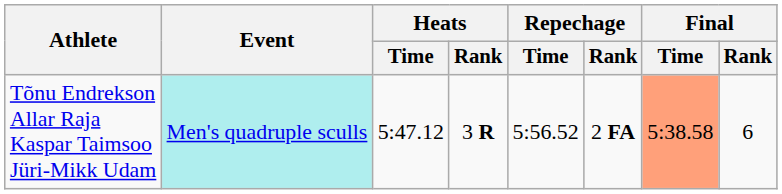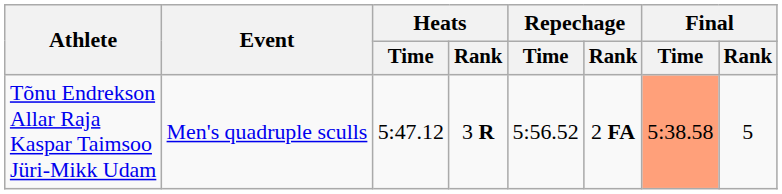(267, 131) paleturquoise background -> (267, 131) no background
(748, 131) 6 -> (748, 131) 5
